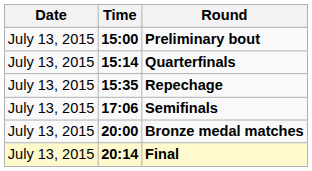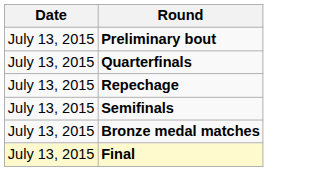- column: (120, 16)
